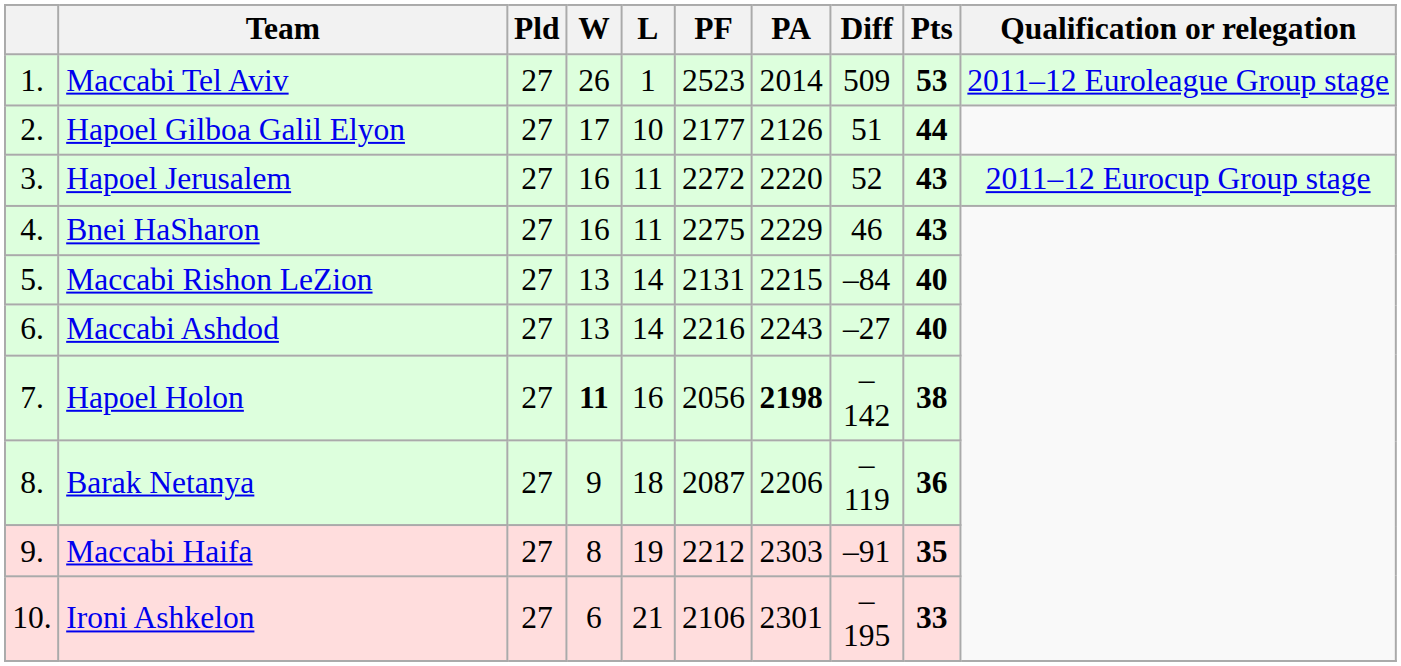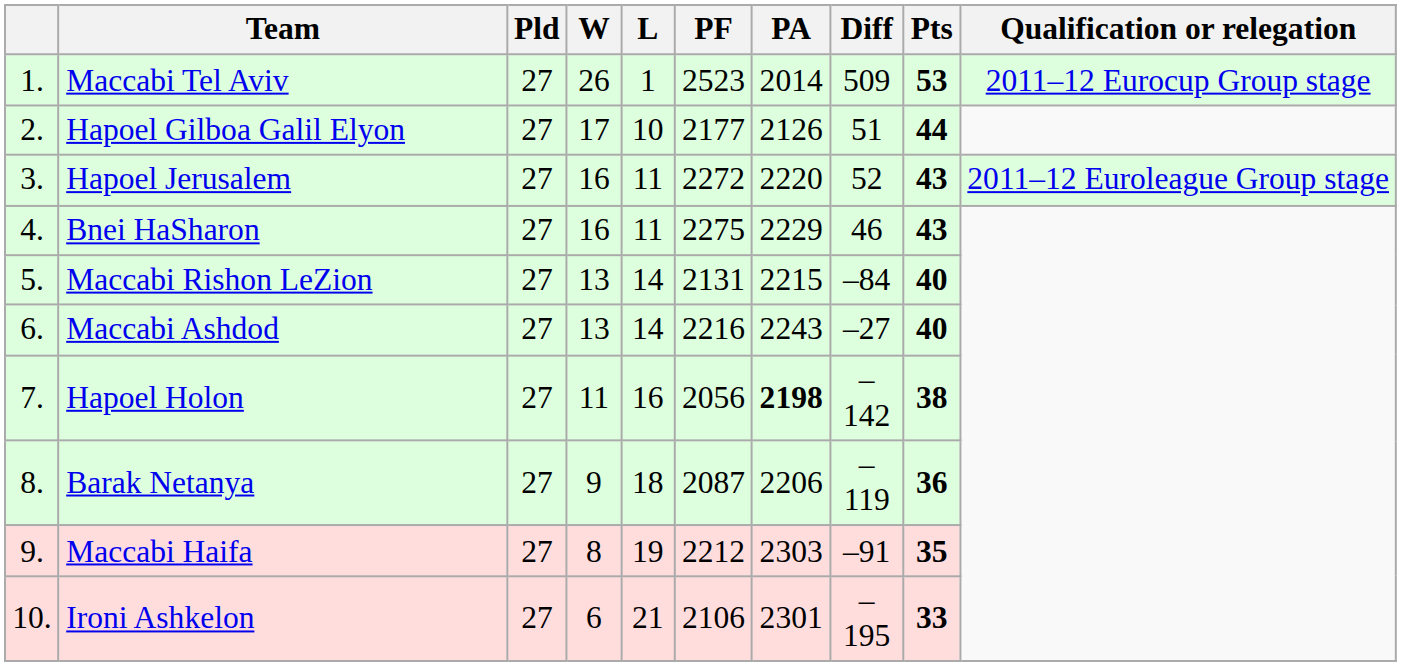(1178, 79) 2011–12 Euroleague Group stage -> (1178, 79) 2011–12 Eurocup Group stage
(1178, 179) 2011–12 Eurocup Group stage -> (1178, 179) 2011–12 Euroleague Group stage
(594, 397) bold -> (594, 397) normal
